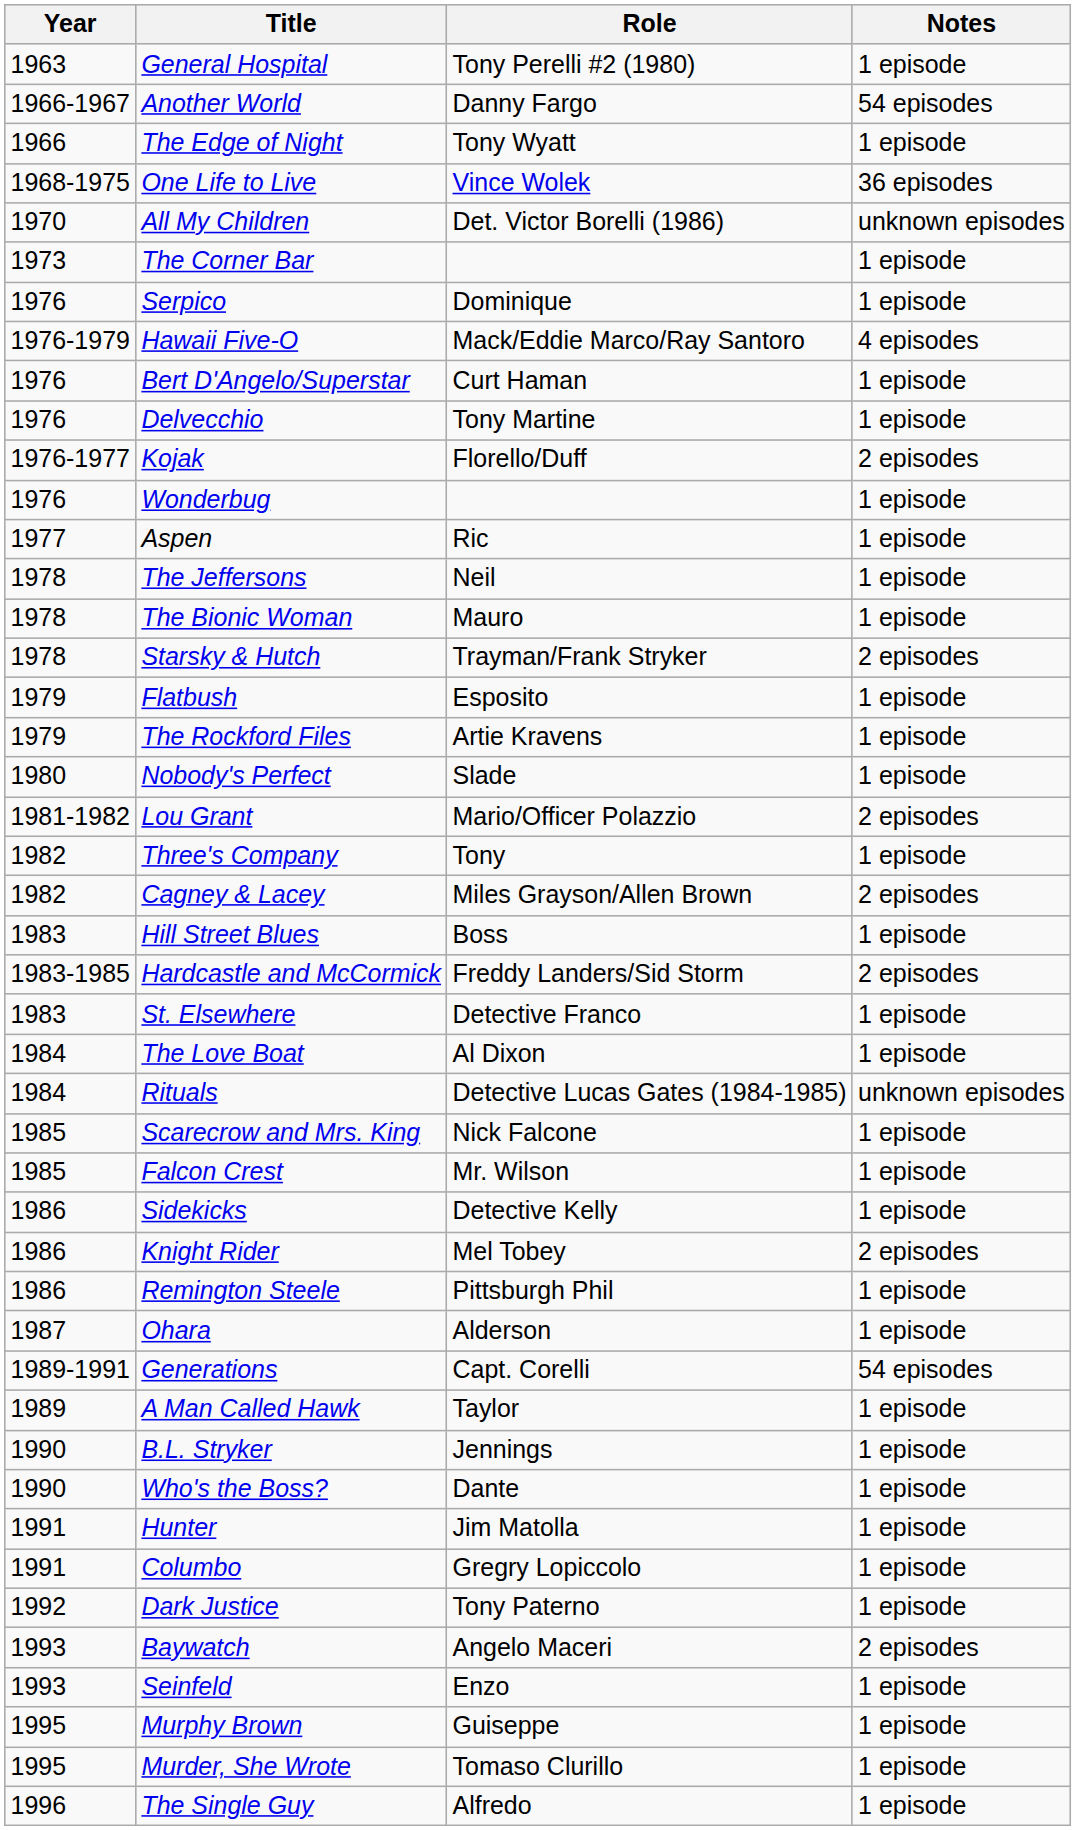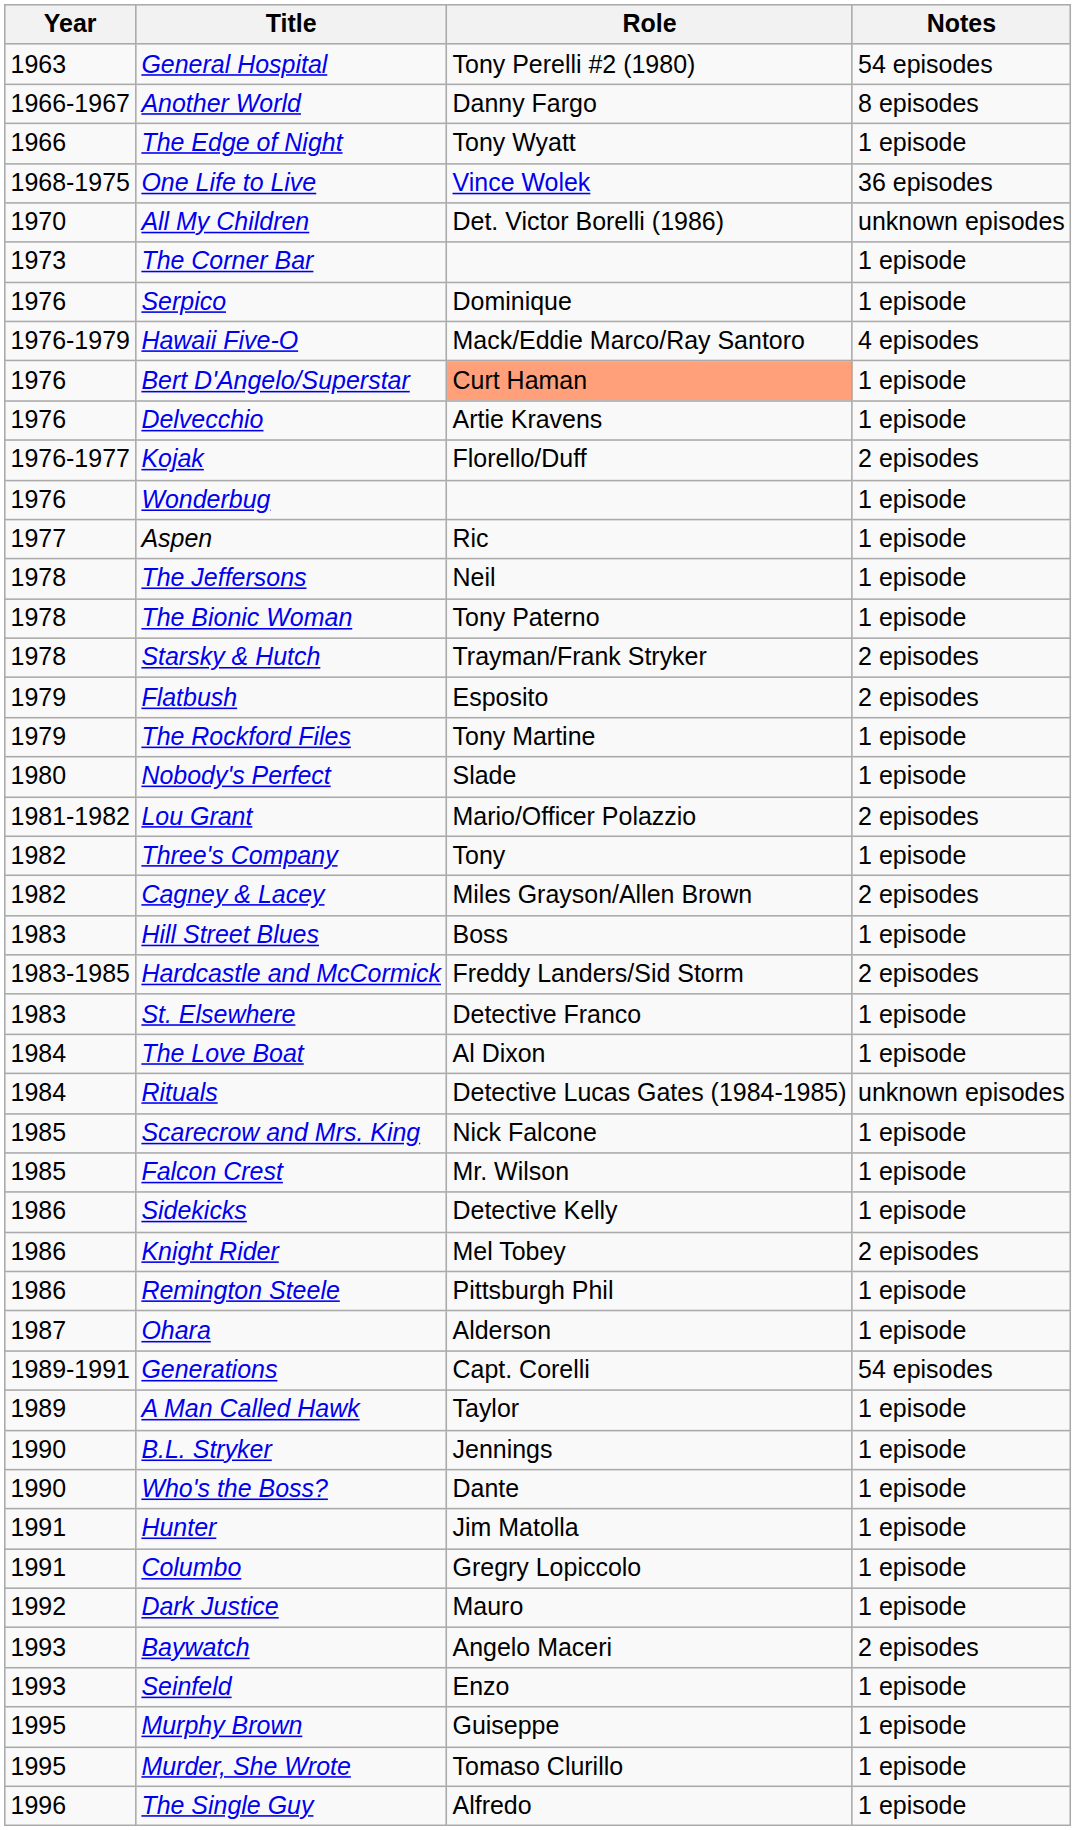(912, 63) 1 episode -> (925, 63) 54 episodes
(925, 103) 54 episodes -> (918, 103) 8 episodes
(520, 380) no background -> (520, 380) lightsalmon background
(524, 420) Tony Martine -> (527, 420) Artie Kravens
(488, 618) Mauro -> (526, 618) Tony Paterno
(912, 697) 1 episode -> (918, 697) 2 episodes
(527, 736) Artie Kravens -> (524, 736) Tony Martine
(526, 1607) Tony Paterno -> (488, 1607) Mauro
